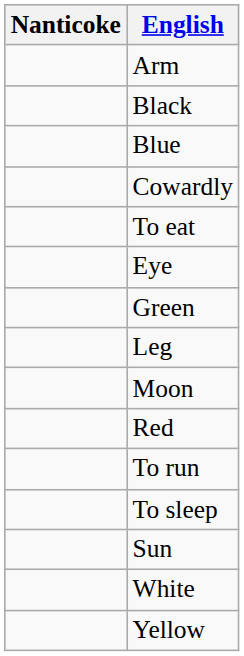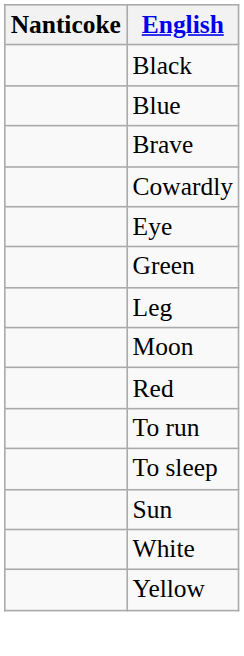- row: (156, 65)
+ row: (163, 145)
- row: (164, 226)
